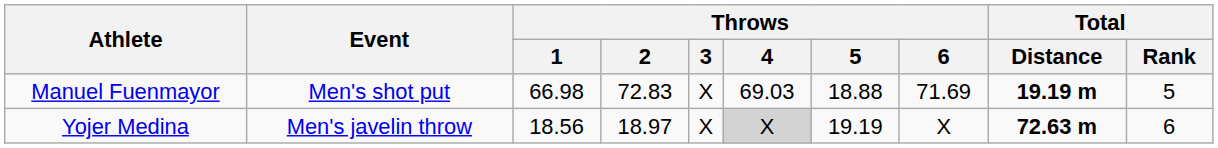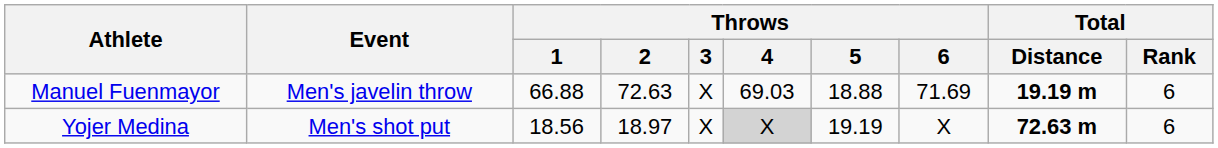(379, 92) Men's shot put -> (379, 92) Men's javelin throw
(557, 92) 66.98 -> (557, 92) 66.88
(645, 92) 72.83 -> (645, 92) 72.63
(1169, 92) 5 -> (1169, 92) 6
(379, 126) Men's javelin throw -> (379, 126) Men's shot put
